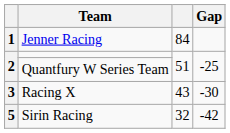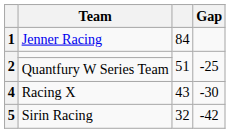(11, 92) 3 -> (11, 92) 4
